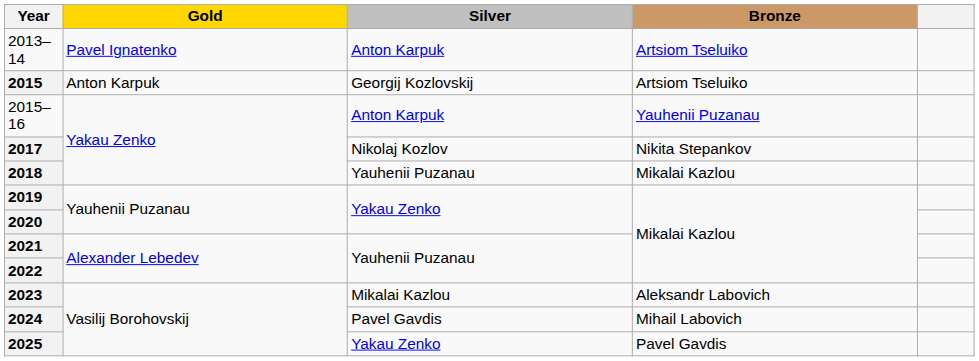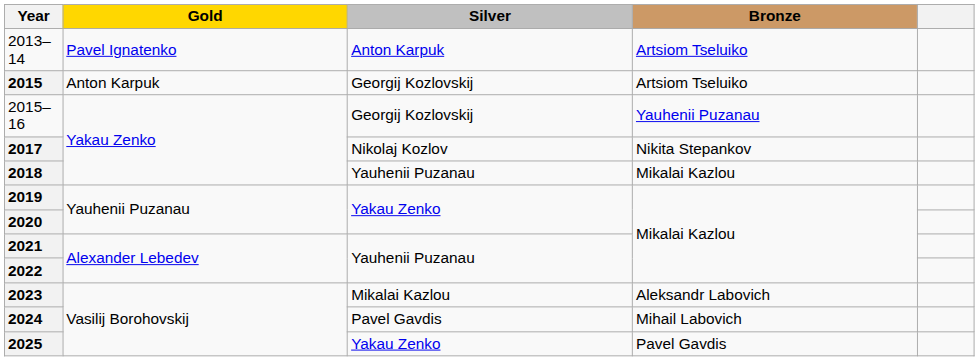(398, 115) Anton Karpuk -> (412, 115) Georgij Kozlovskij
